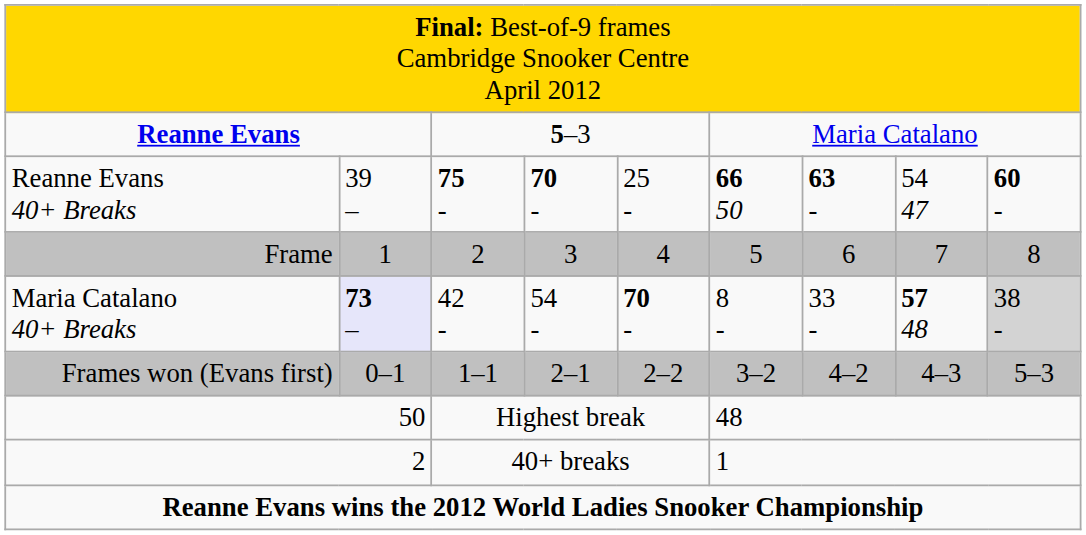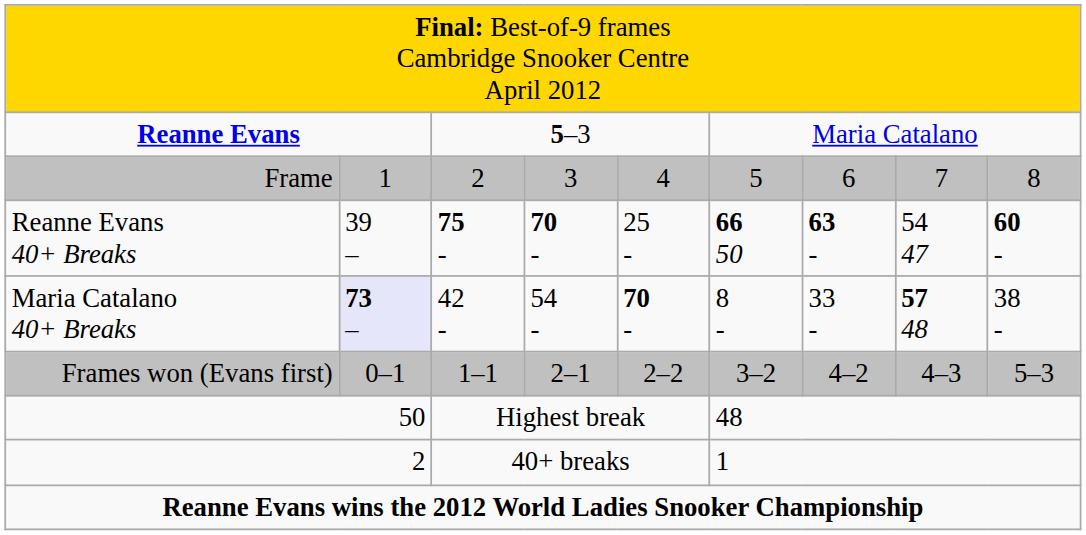rows swapped: (299, 254) <-> (88, 194)
(1007, 314) lightgrey background -> (1007, 314) no background
